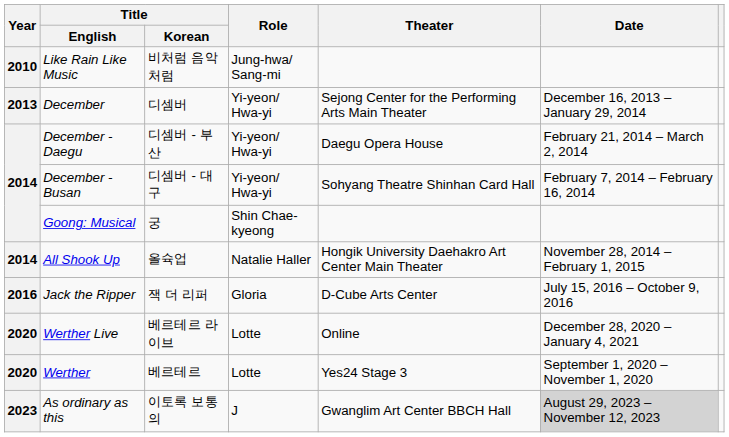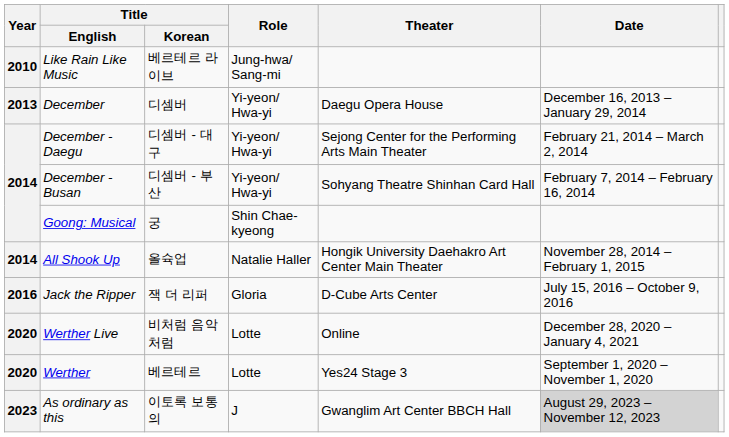(183, 66) 비처럼 음악처럼 -> (183, 66) 베르테르 라이브
(419, 105) Sejong Center for the Performing Arts Main Theater -> (382, 105) Daegu Opera House
(180, 143) 디셈버 - 부산 -> (180, 143) 디셈버 - 대구
(382, 144) Daegu Opera House -> (419, 144) Sejong Center for the Performing Arts Main Theater
(180, 184) 디셈버 - 대구 -> (180, 184) 디셈버 - 부산
(183, 333) 베르테르 라이브 -> (183, 333) 비처럼 음악처럼
